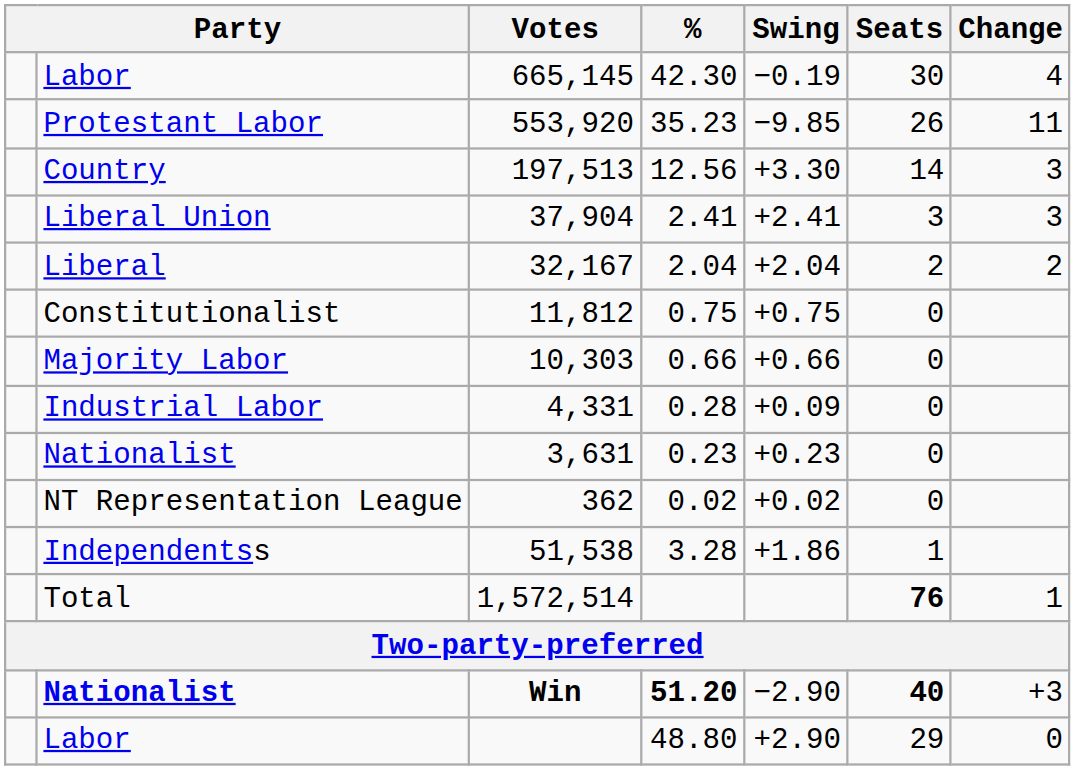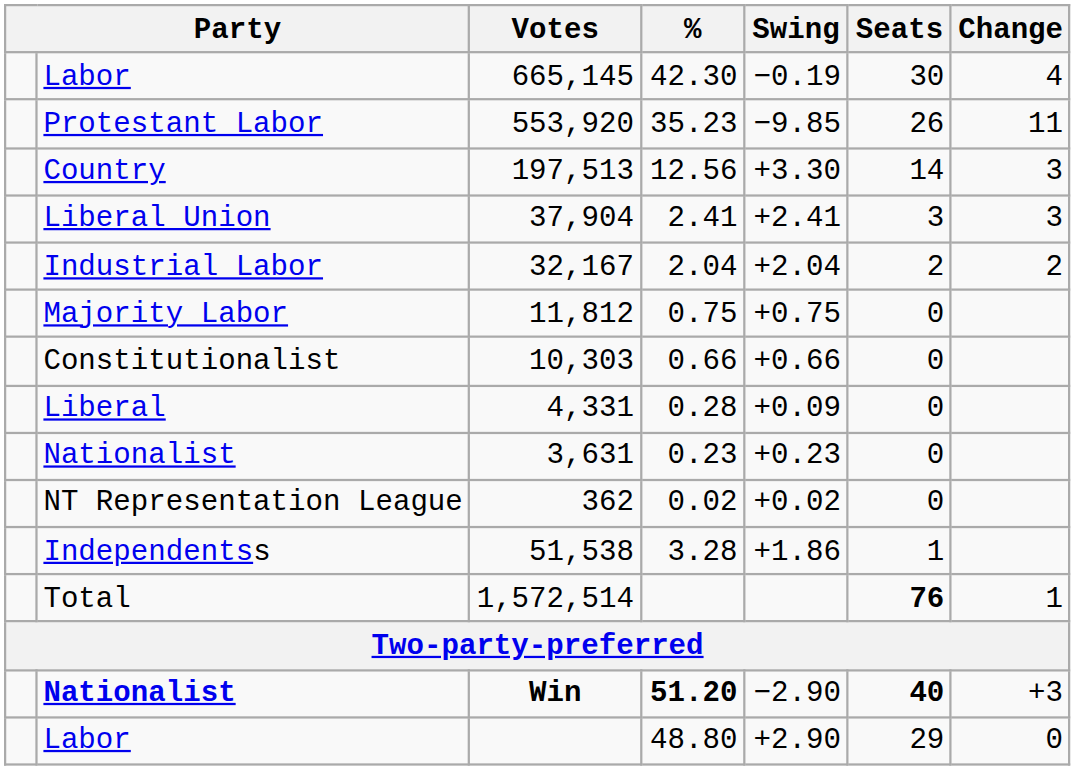(105, 266) Liberal -> (183, 266) Industrial Labor
(192, 314) Constitutionalist -> (166, 314) Majority Labor
(166, 361) Majority Labor -> (192, 361) Constitutionalist
(183, 409) Industrial Labor -> (105, 409) Liberal
